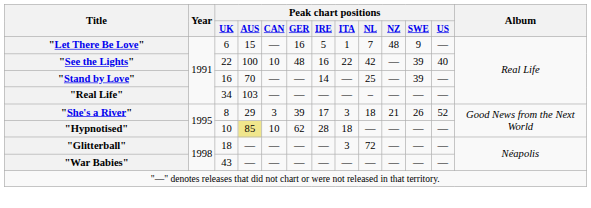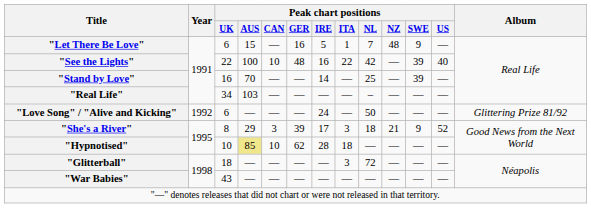+ row: (97, 112)
(418, 112) 26 -> (418, 129) 9
